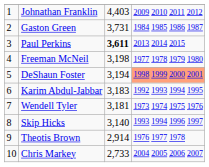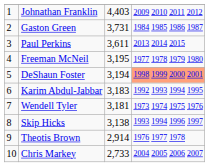(118, 43) bold -> (118, 43) normal
(118, 59) 3,198 -> (118, 59) 3,195
(118, 122) 3,140 -> (118, 122) 3,138
